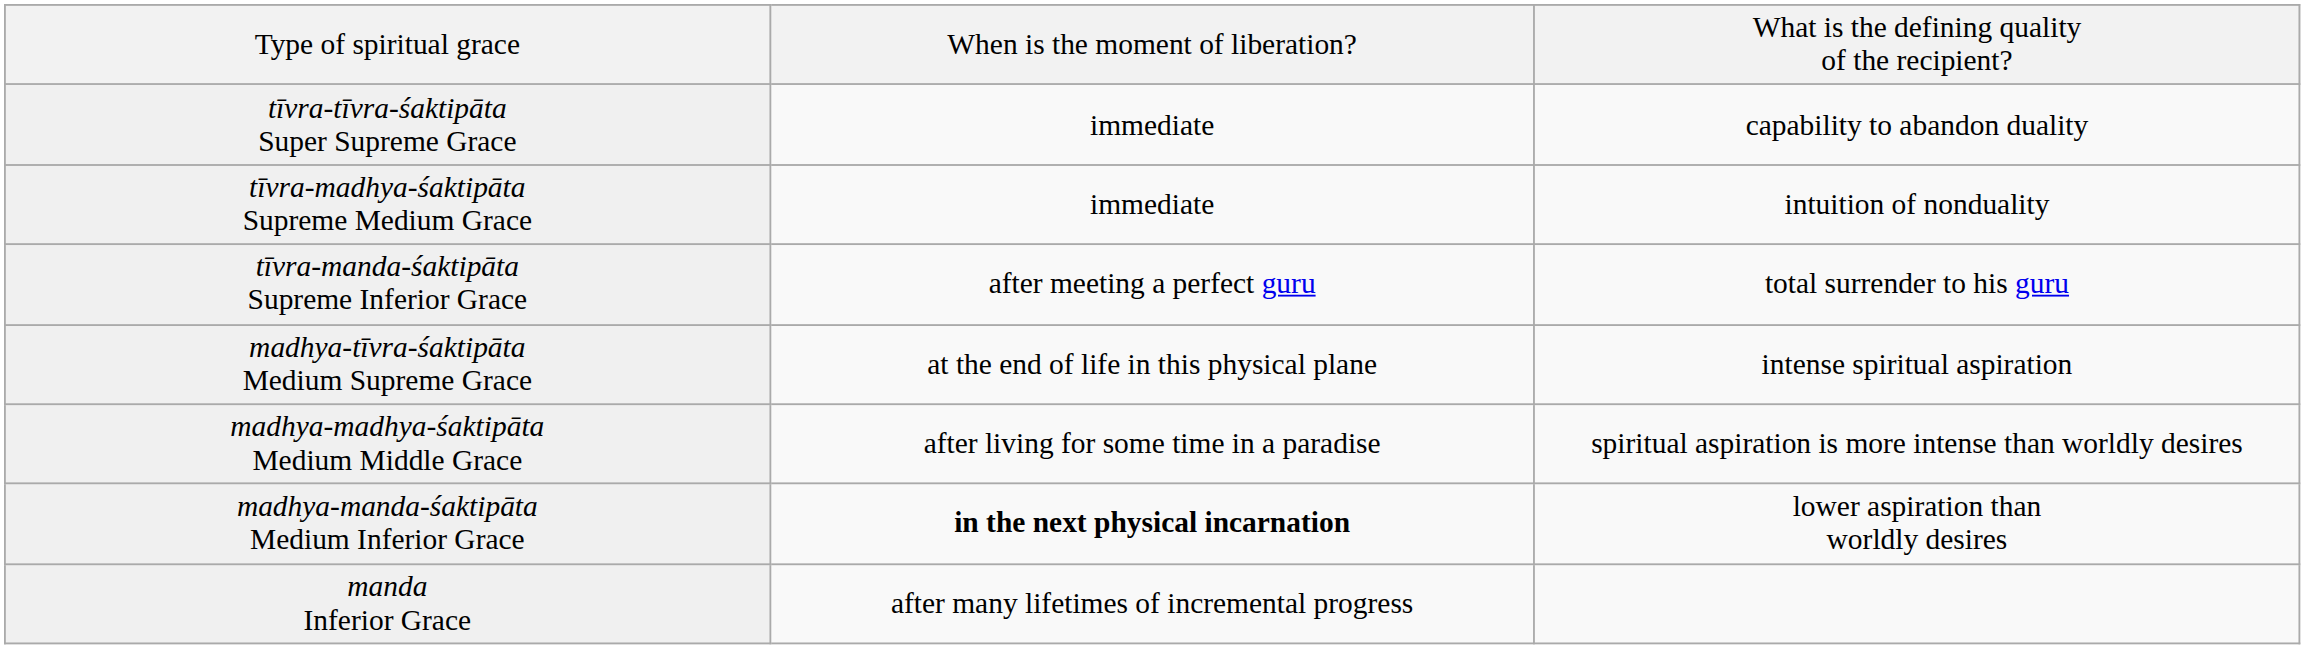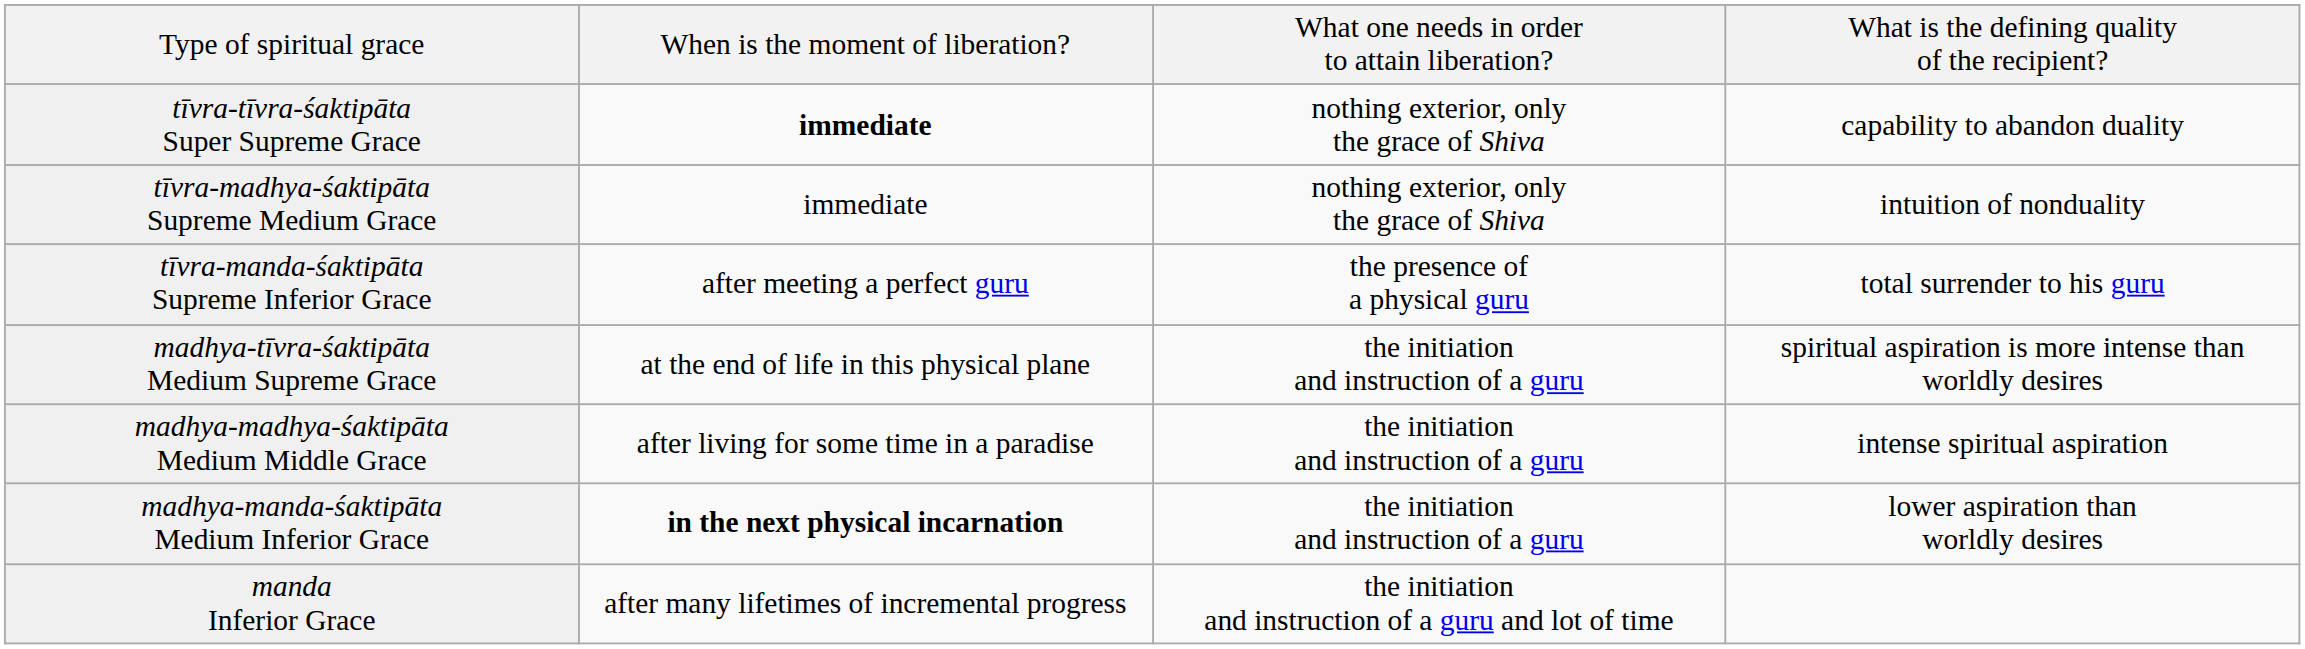+ column: (1439, 44)
(1152, 124) normal -> (865, 124) bold
(1917, 363) intense spiritual aspiration -> (2013, 363) spiritual aspiration is more intense than worldly desires
(1917, 443) spiritual aspiration is more intense than worldly desires -> (2013, 443) intense spiritual aspiration
